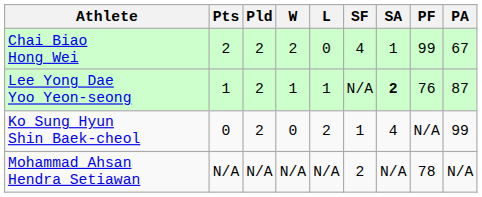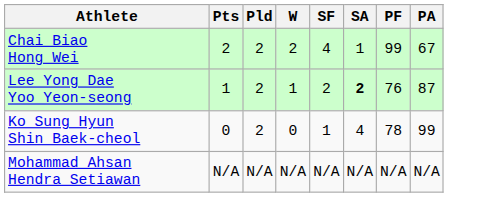- column: (326, 17)
(360, 90) N/A -> (326, 90) 2
(427, 131) N/A -> (393, 131) 78
(360, 172) 2 -> (326, 172) N/A
(427, 172) 78 -> (393, 172) N/A
